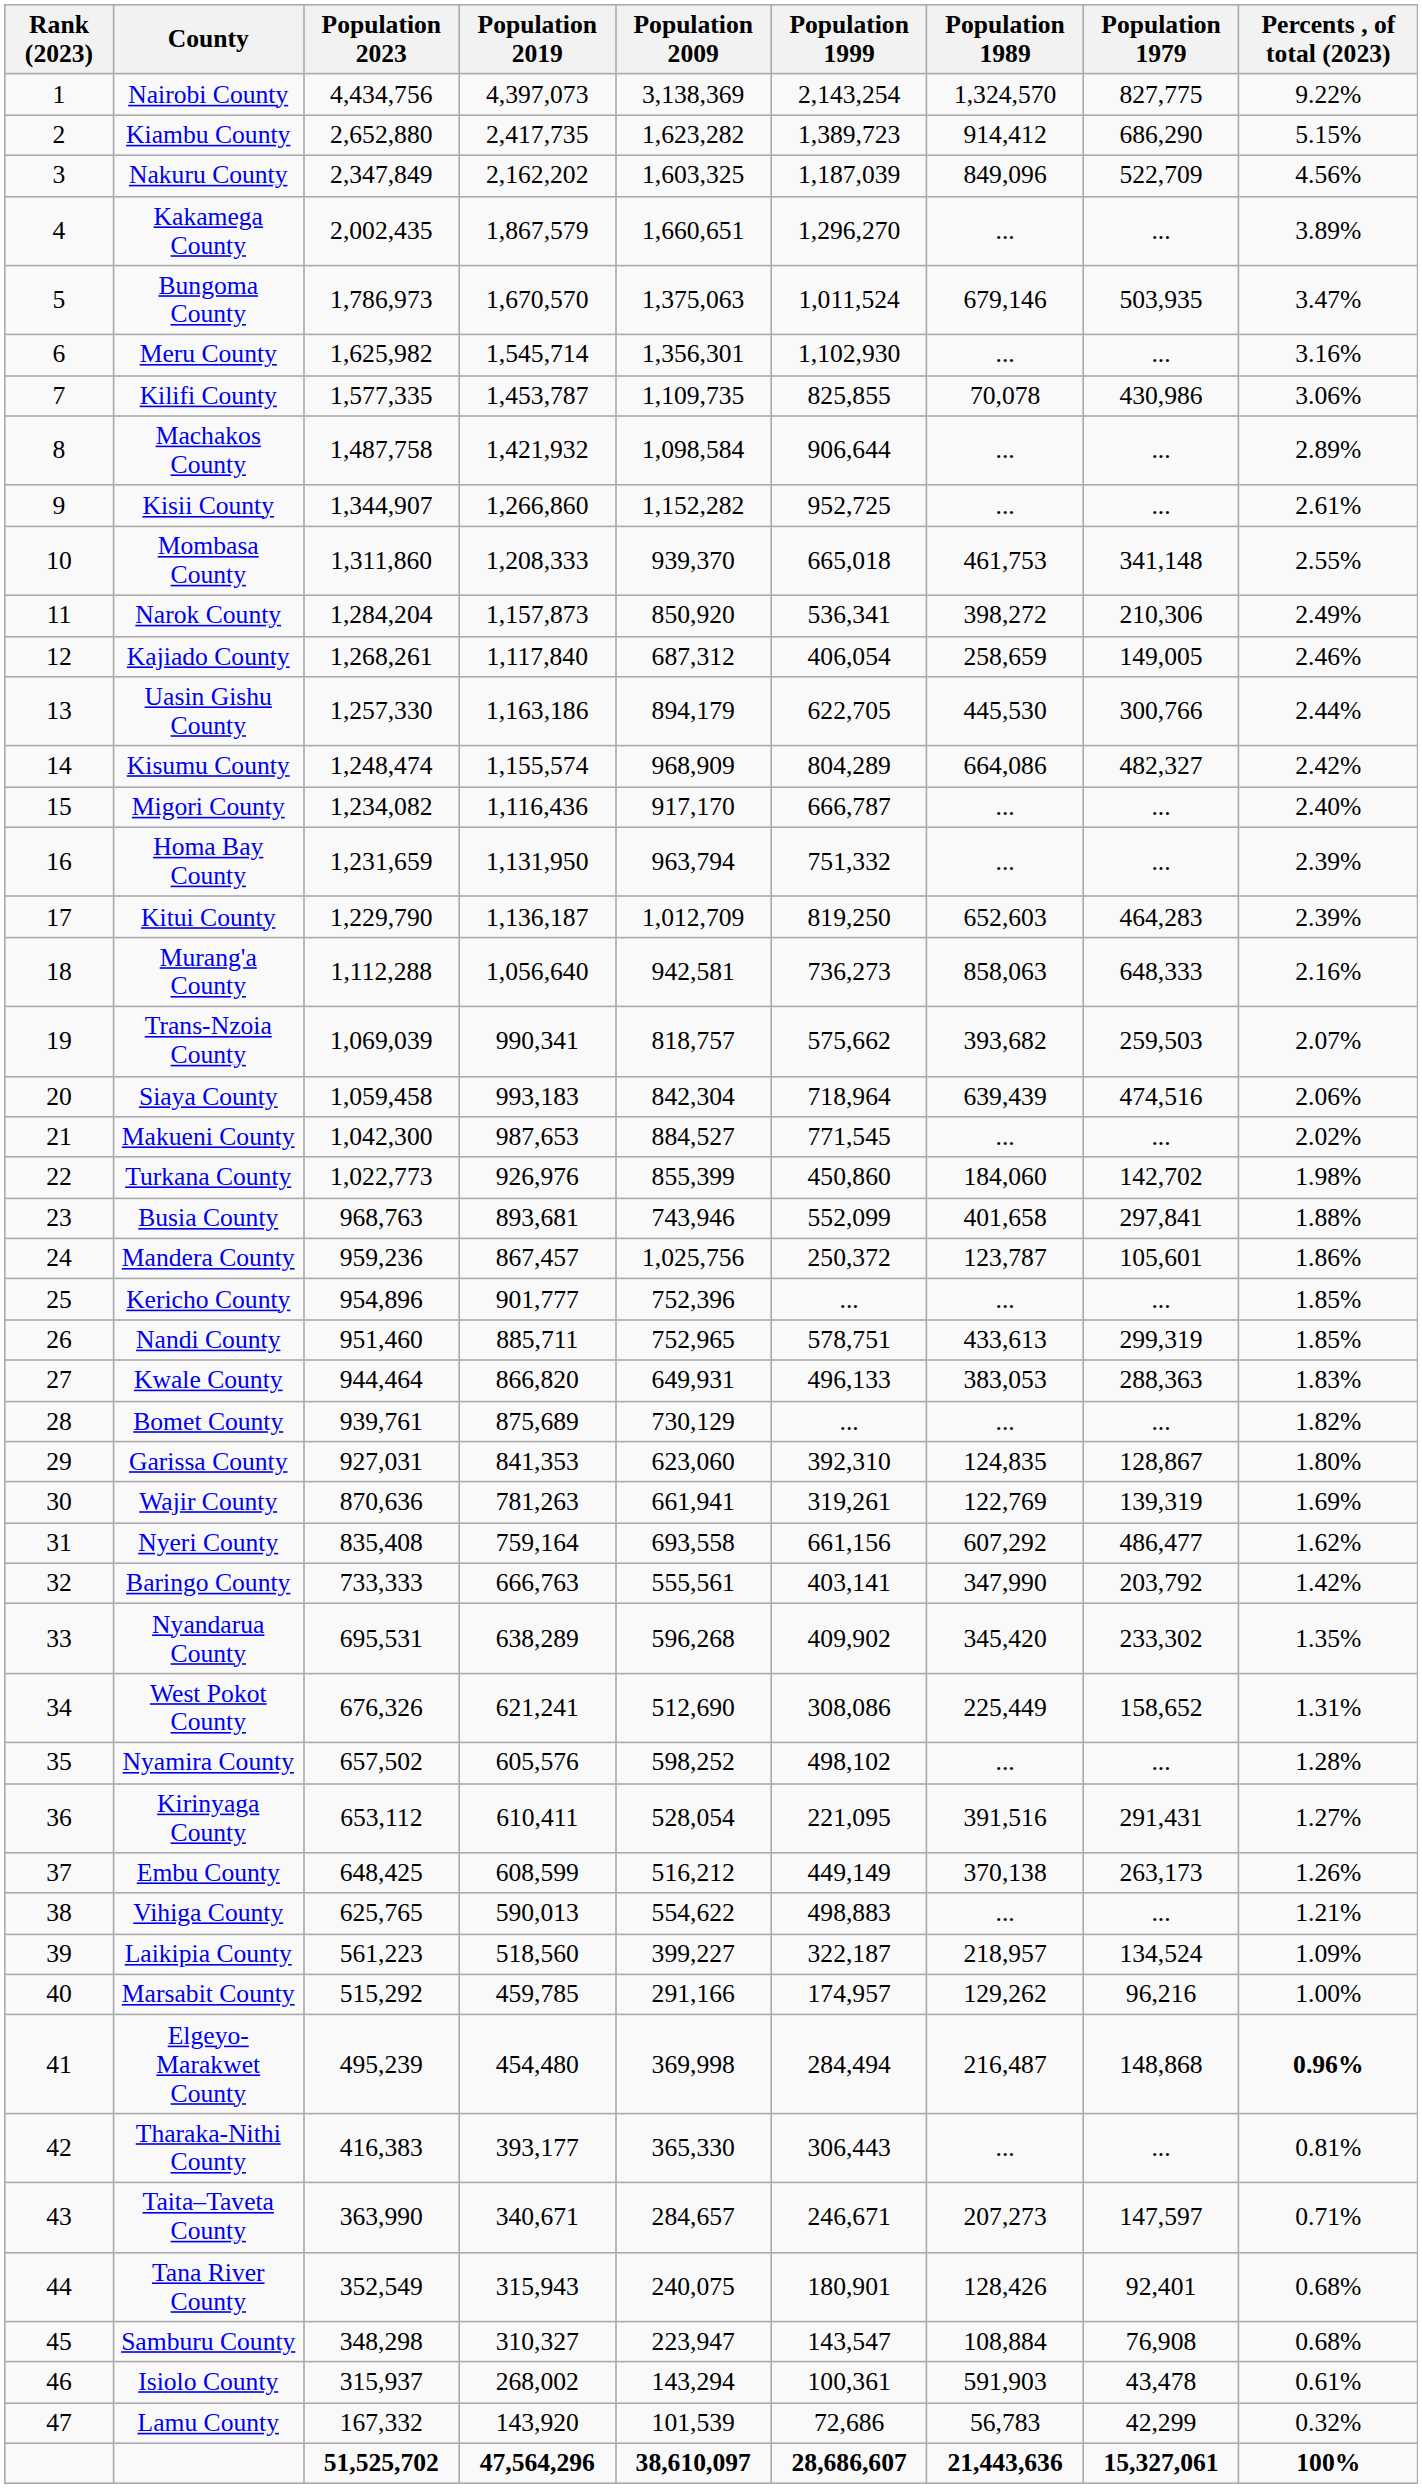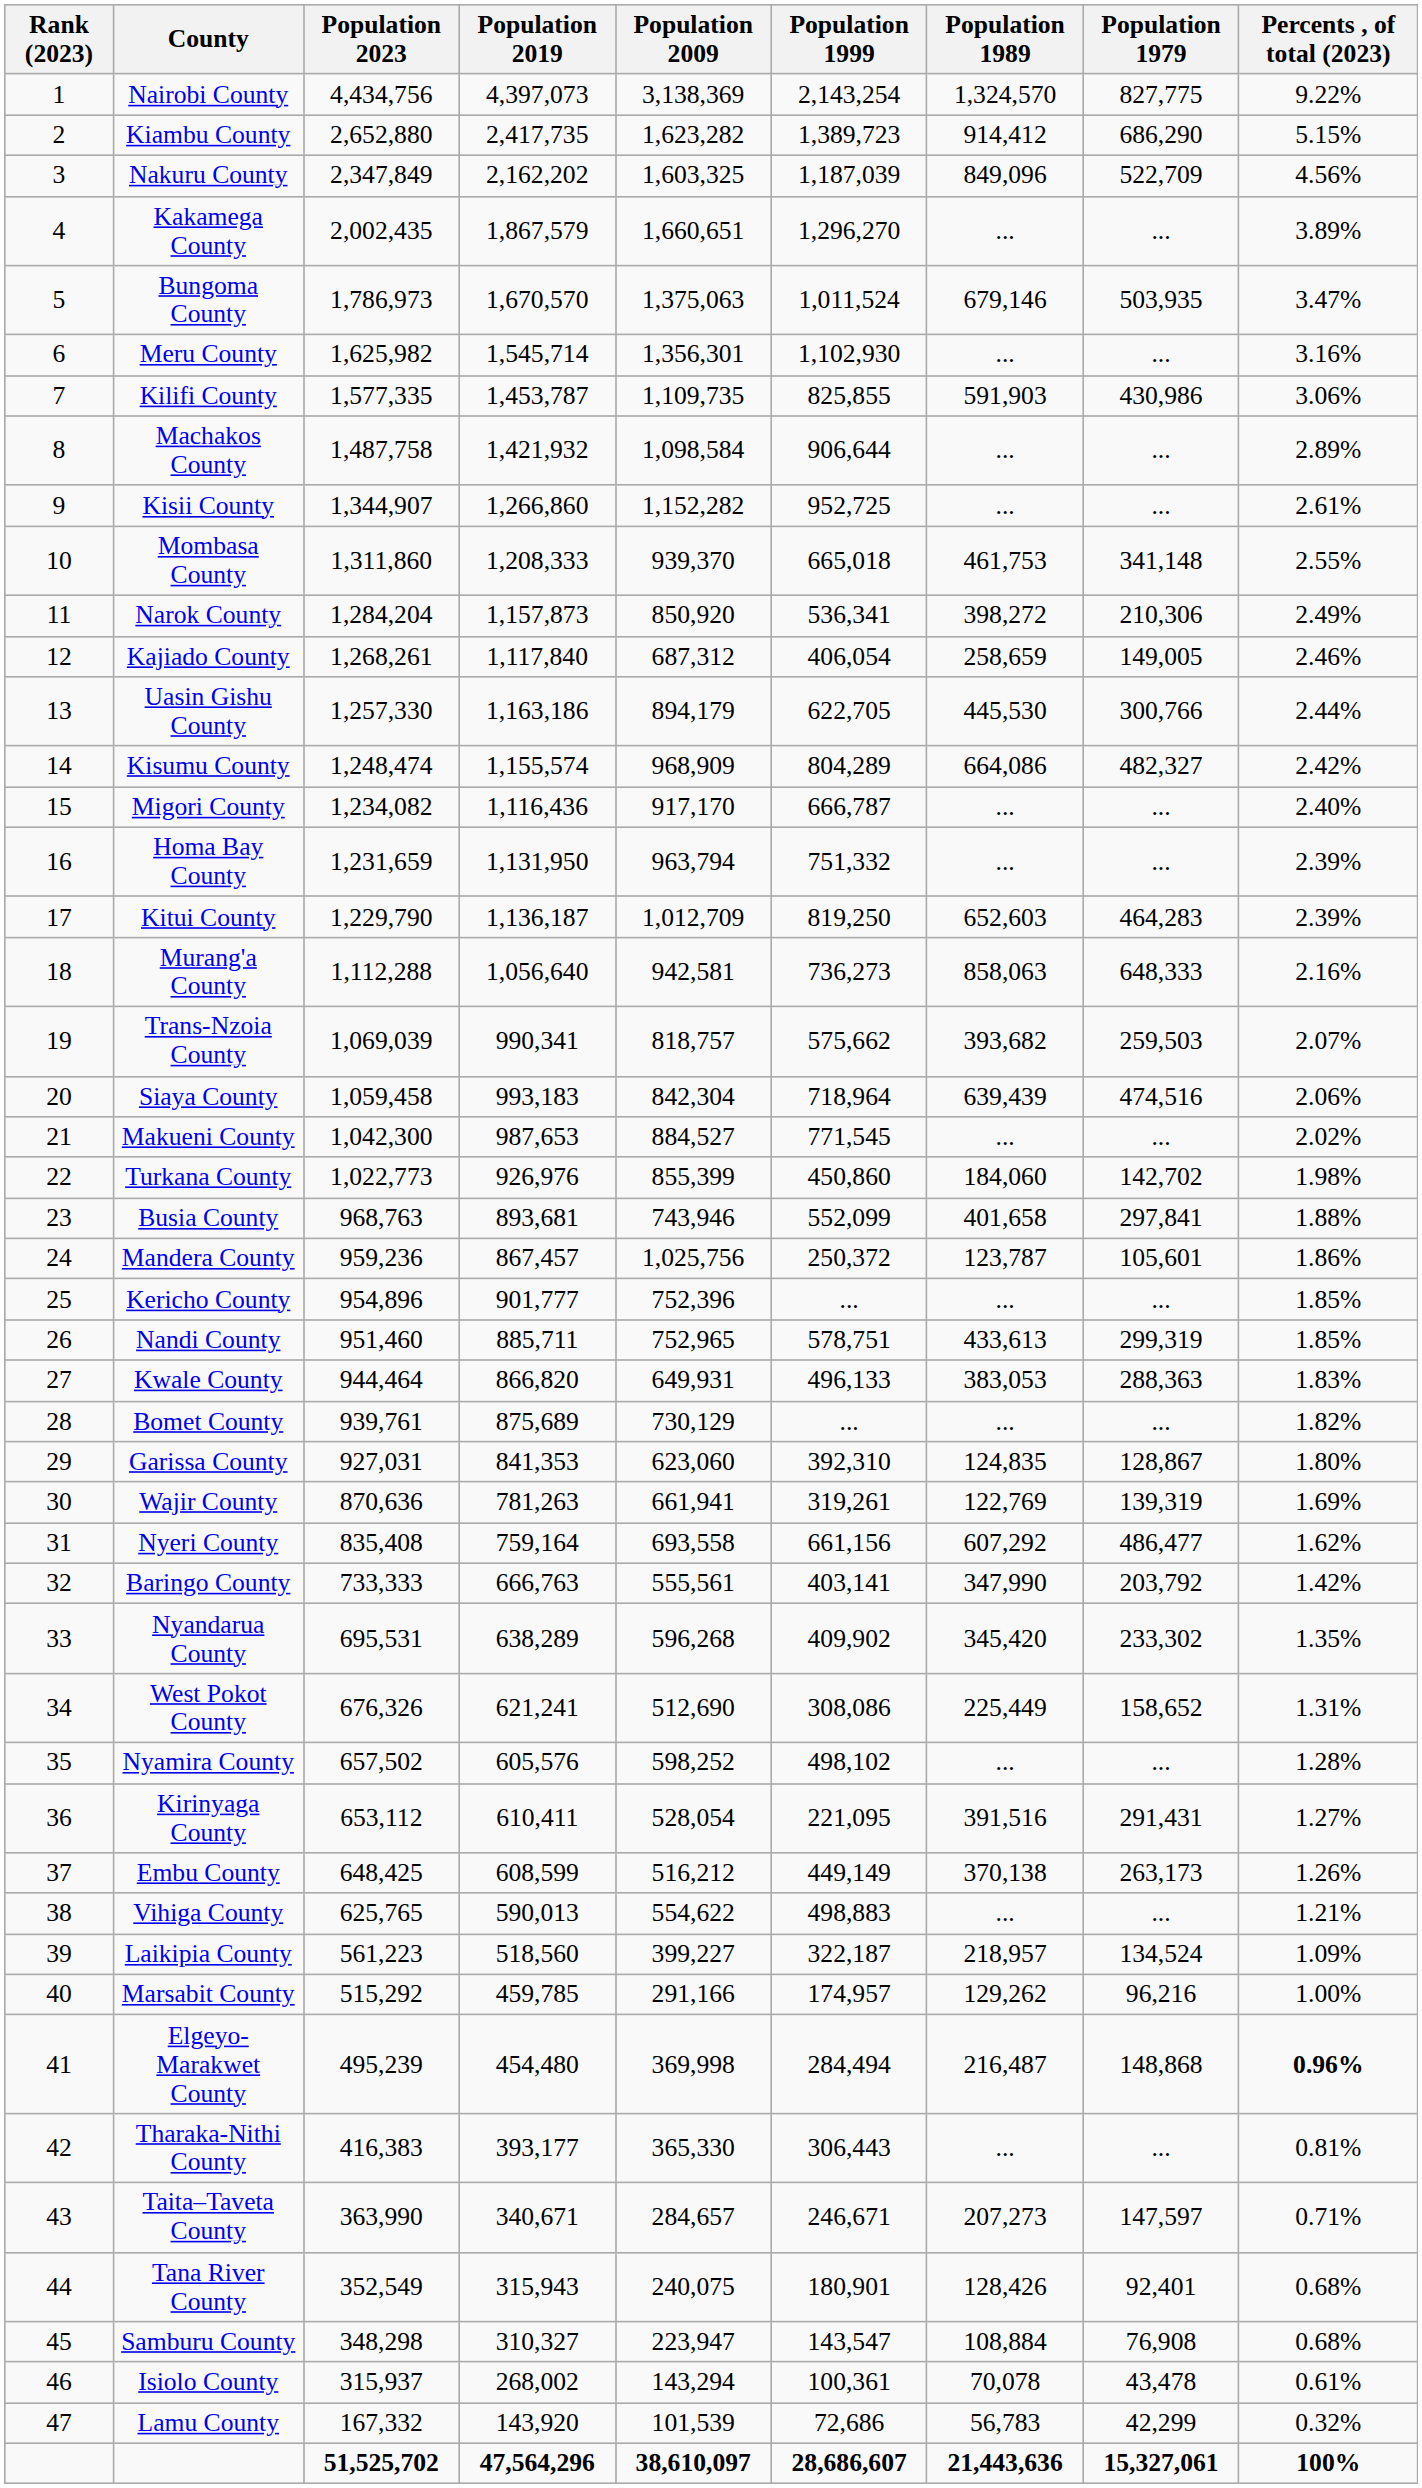(1005, 395) 70,078 -> (1005, 395) 591,903
(1005, 2382) 591,903 -> (1005, 2382) 70,078
